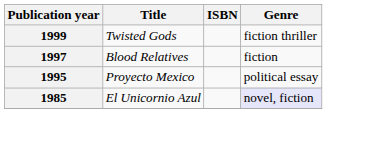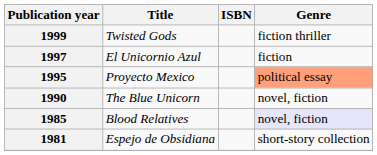(147, 56) Blood Relatives -> (153, 56) El Unicornio Azul
(281, 77) no background -> (295, 77) lightsalmon background
+ row: (54, 98)
(153, 98) El Unicornio Azul -> (147, 118) Blood Relatives
+ row: (54, 139)
